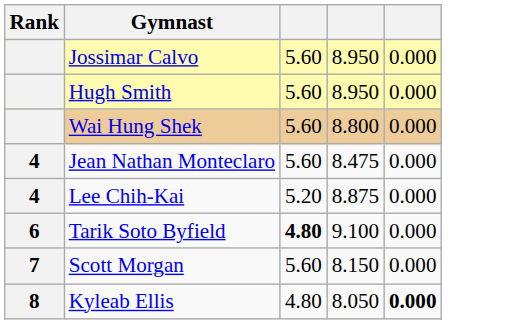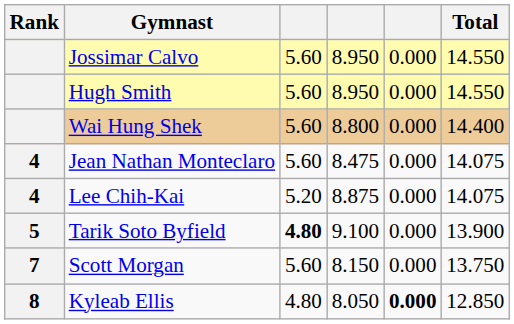+ column: (475, 22)
(34, 231) 6 -> (34, 231) 5
